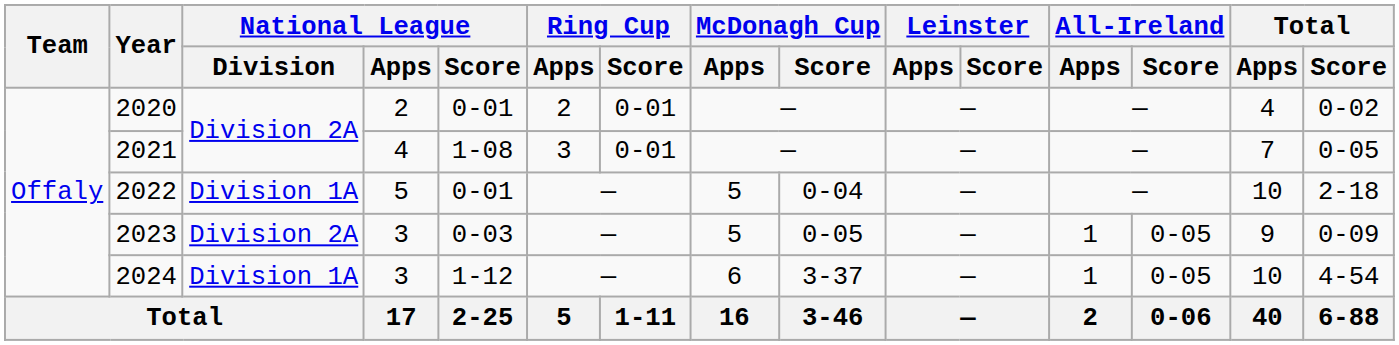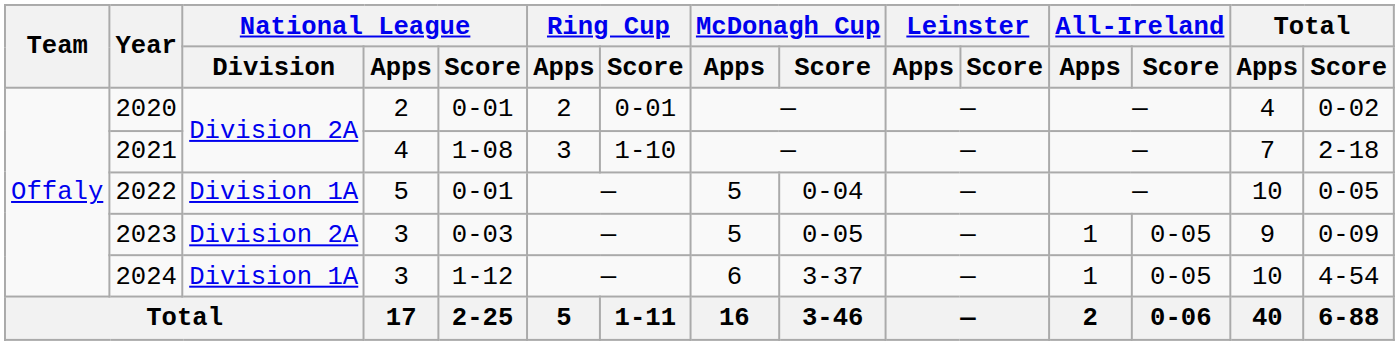(645, 151) 0-01 -> (645, 151) 1-10
(1349, 151) 0-05 -> (1349, 151) 2-18
(1349, 193) 2-18 -> (1349, 193) 0-05
